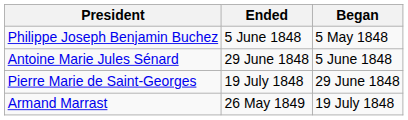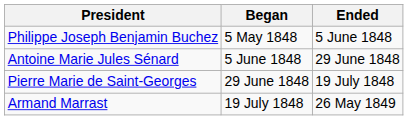columns swapped: (358, 15) <-> (267, 15)
